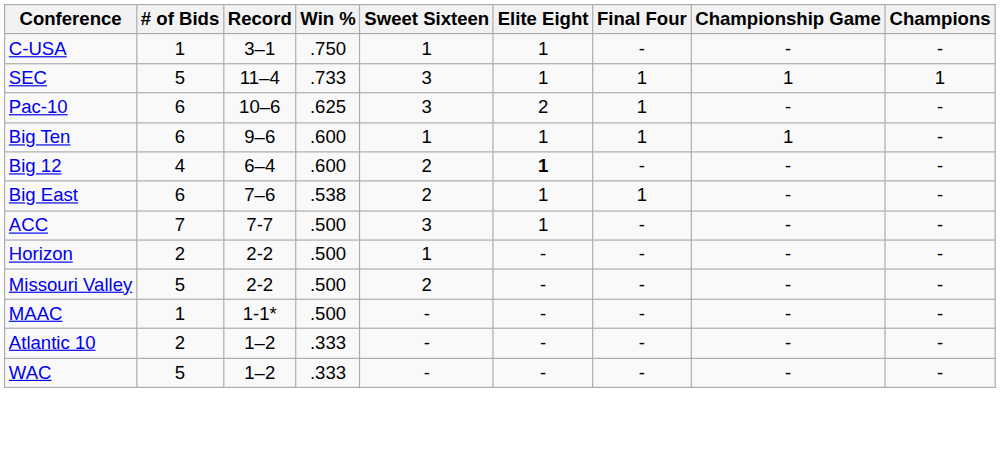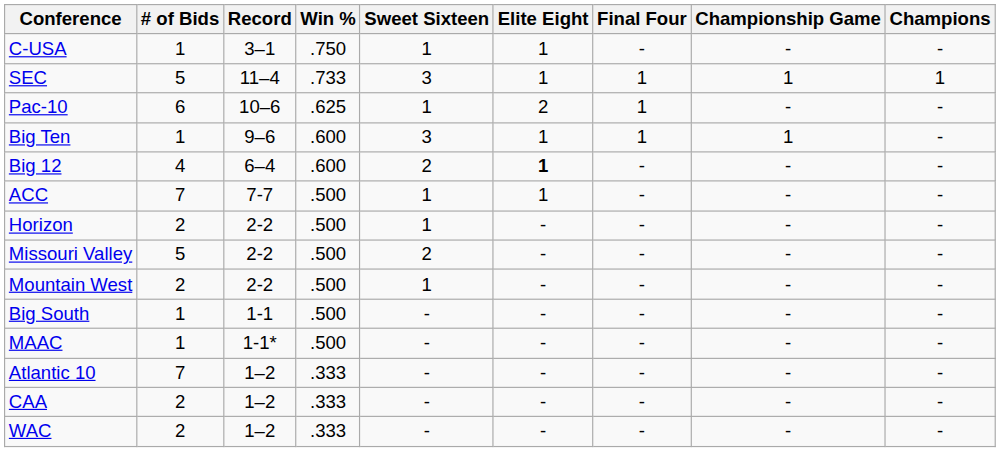(427, 107) 3 -> (427, 107) 1
(180, 136) 6 -> (180, 136) 1
(427, 136) 1 -> (427, 136) 3
- row: (43, 195)
(427, 225) 3 -> (427, 195) 1
+ row: (71, 284)
+ row: (49, 313)
(180, 343) 2 -> (180, 372) 7
+ row: (28, 401)
(180, 372) 5 -> (180, 431) 2
